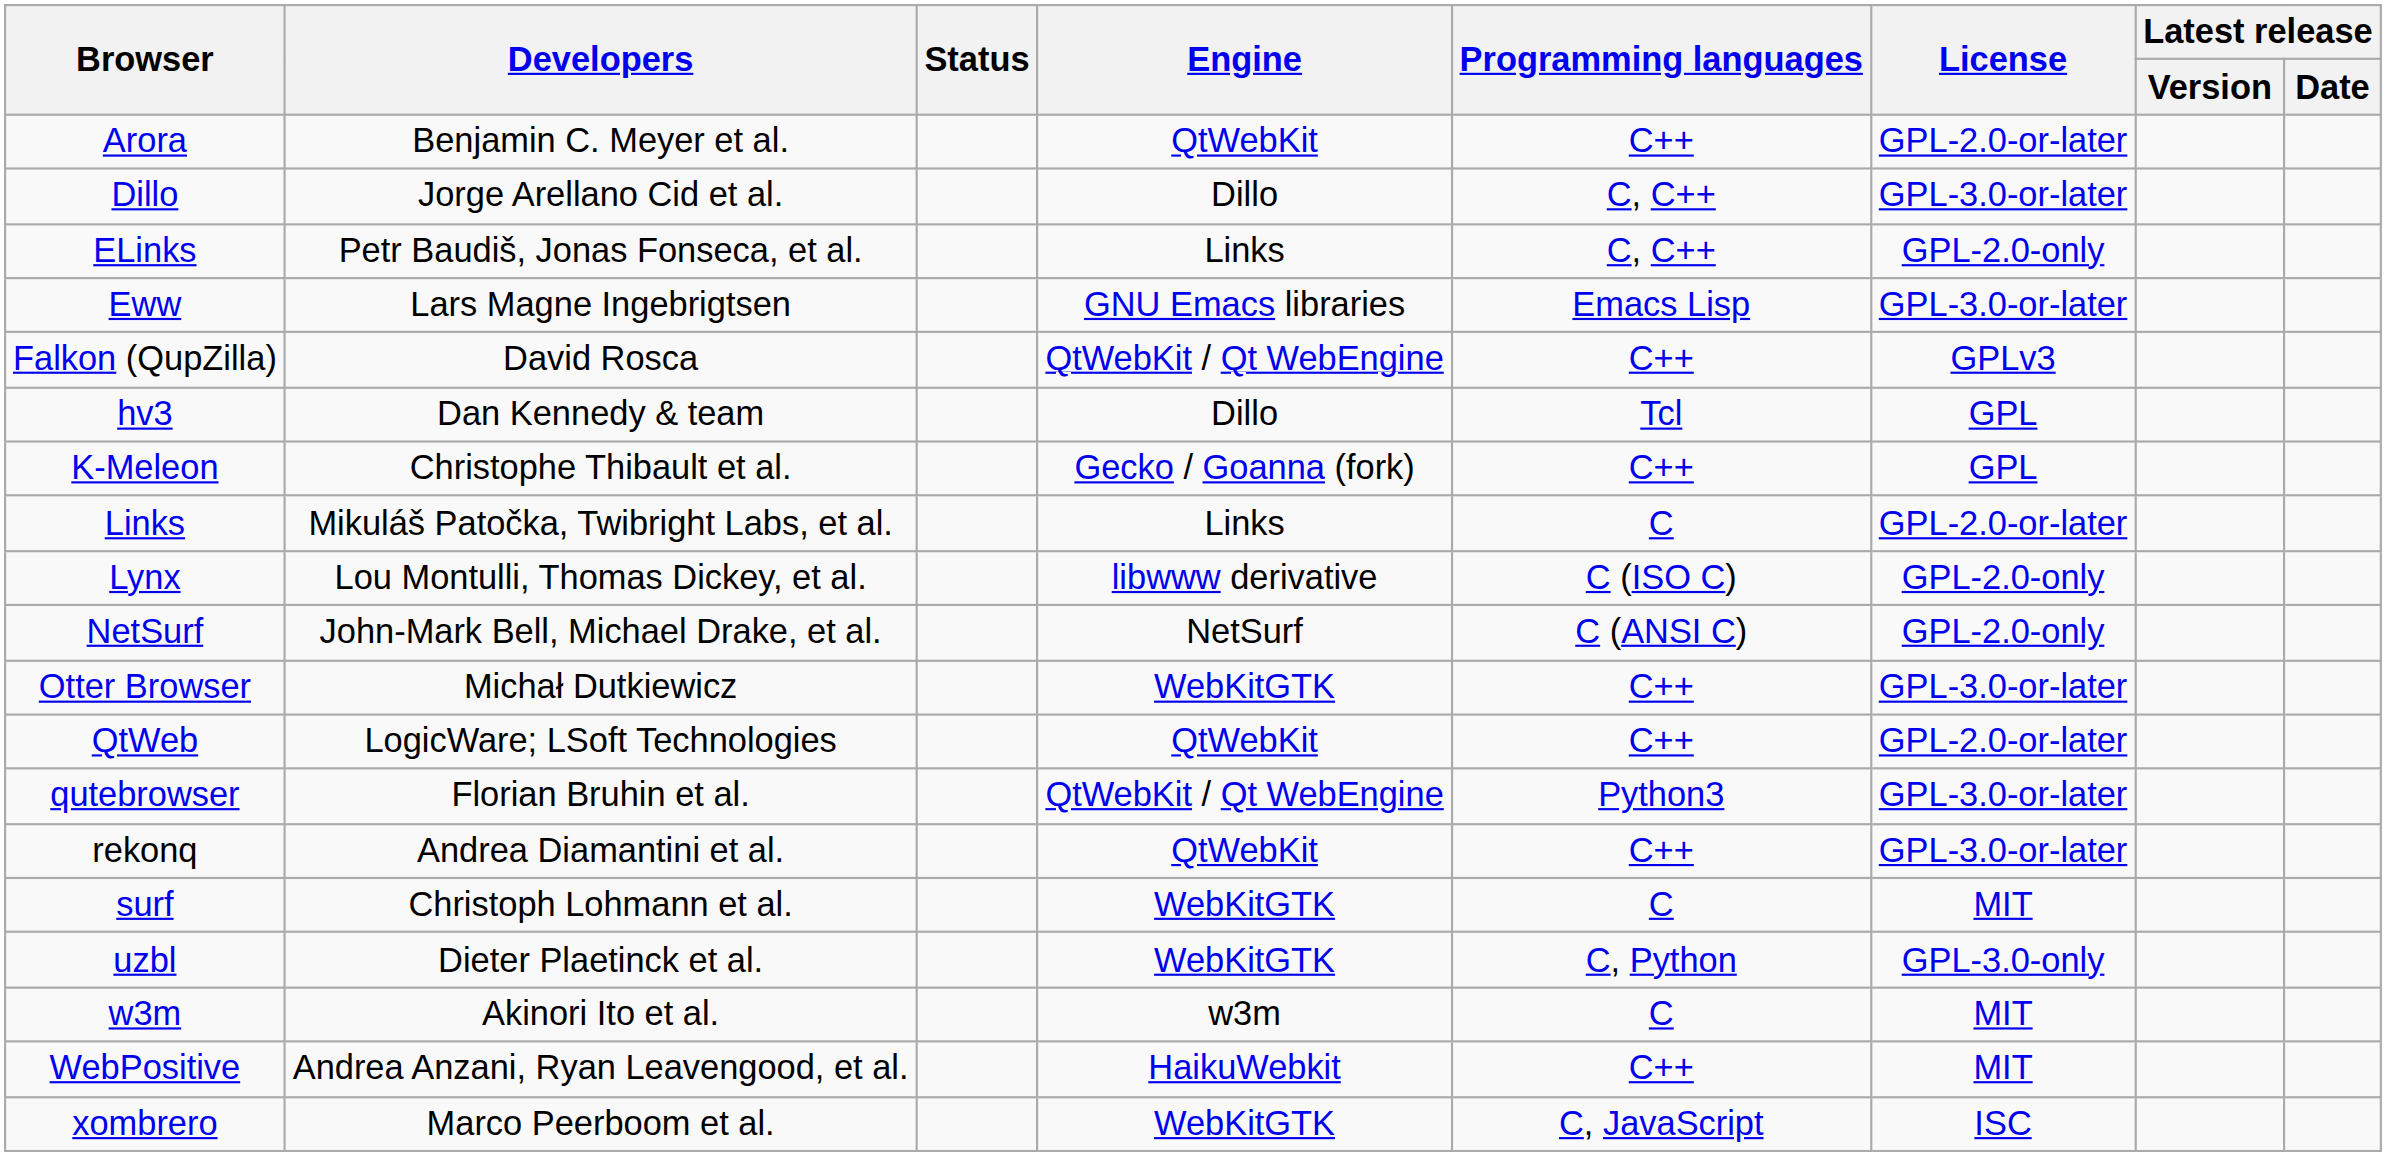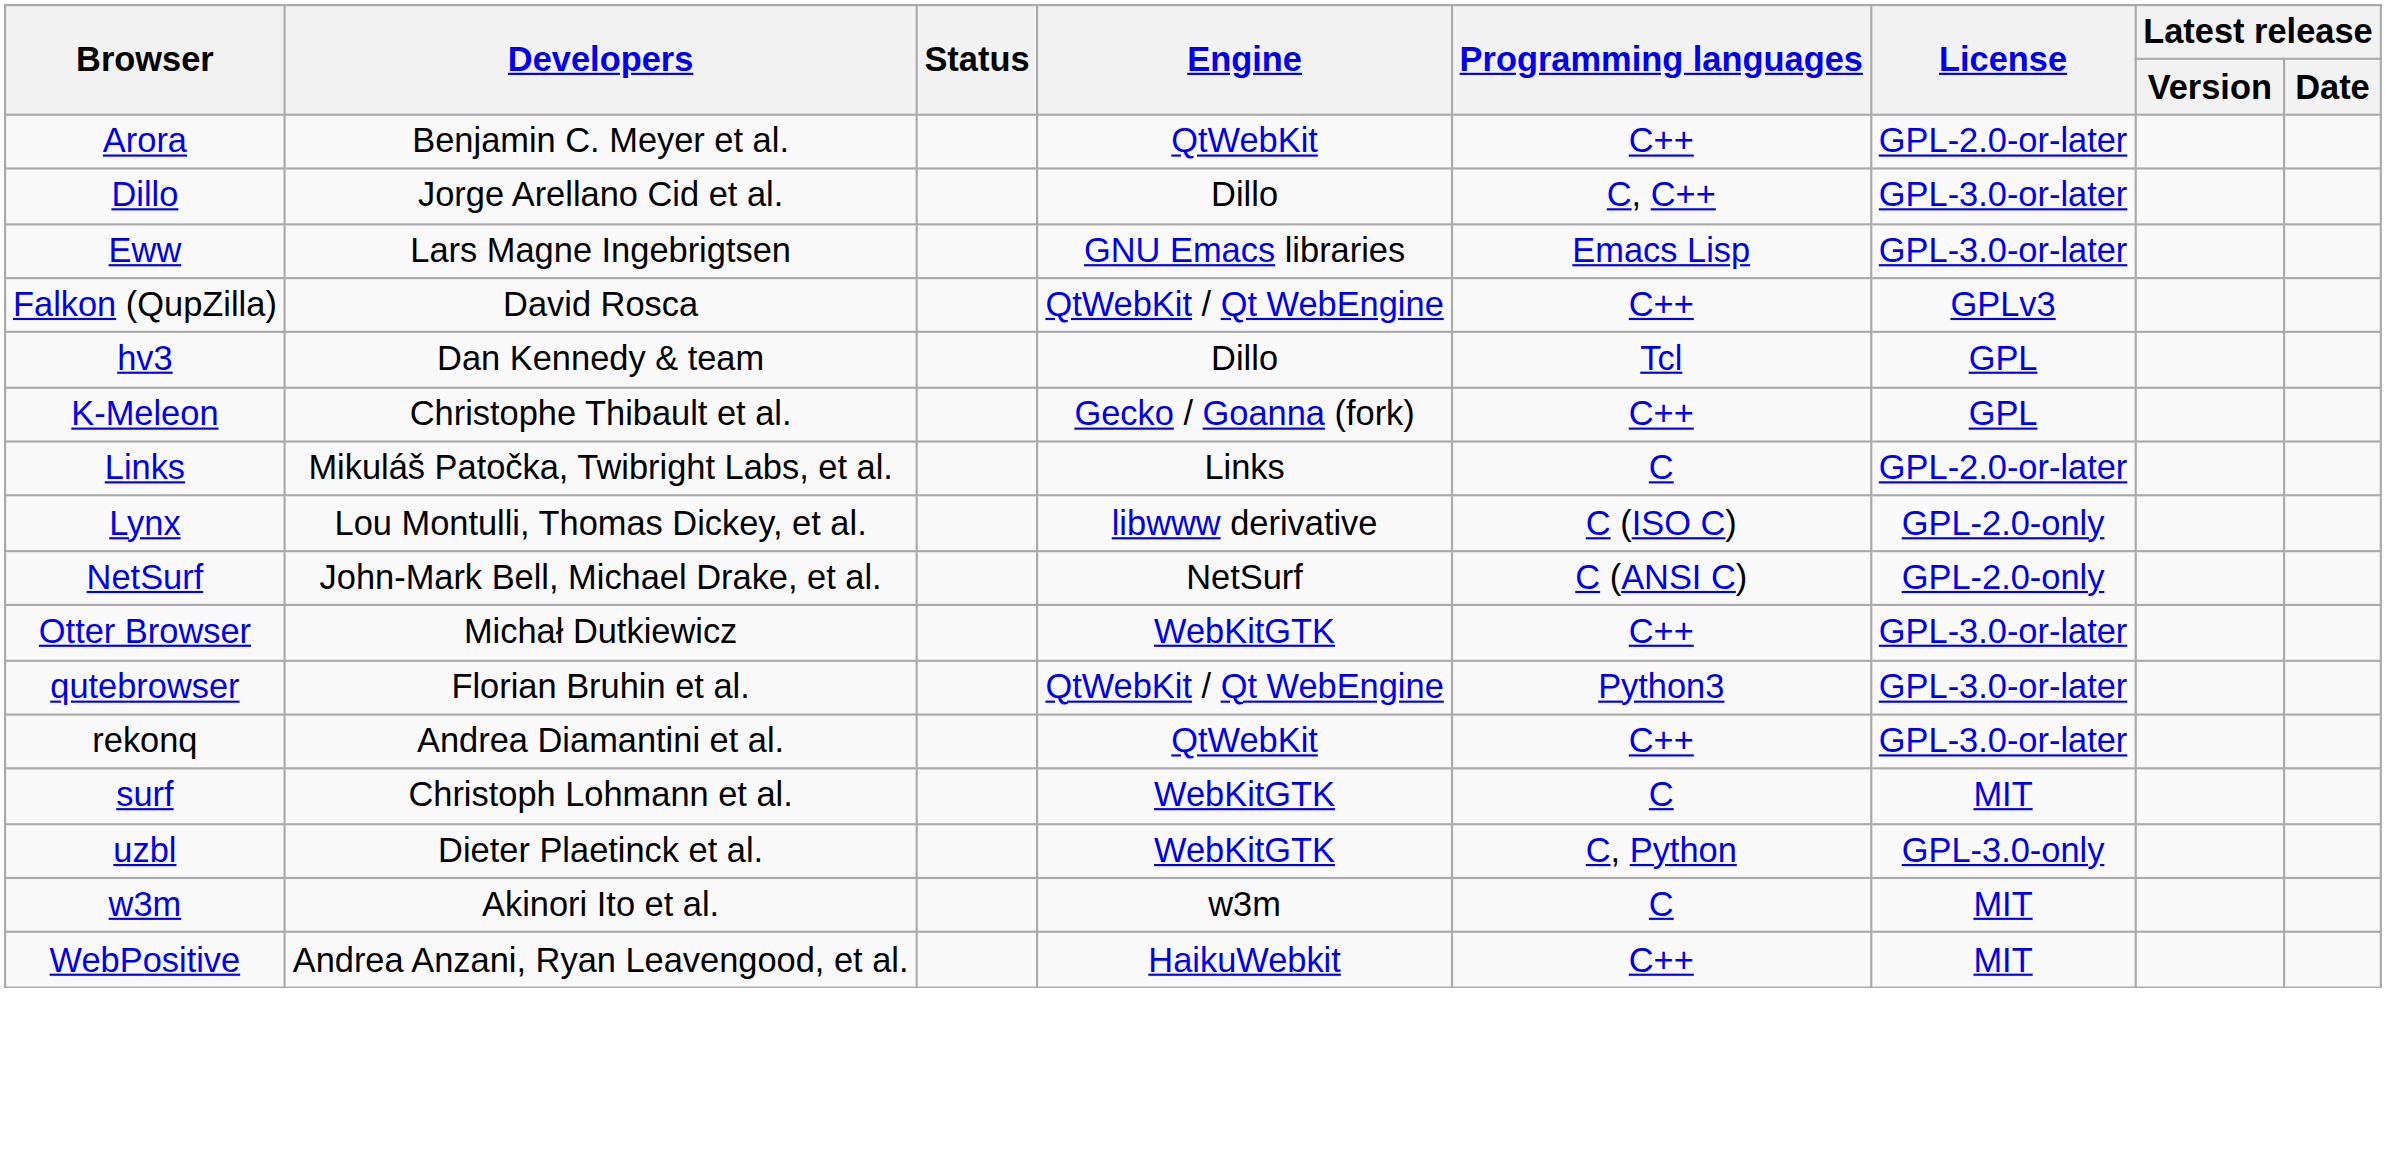- row: (145, 250)
- row: (145, 741)
- row: (145, 1122)
